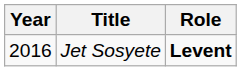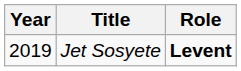(30, 50) 2016 -> (30, 50) 2019
